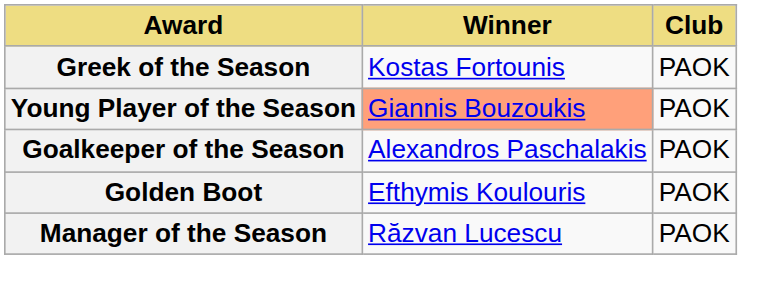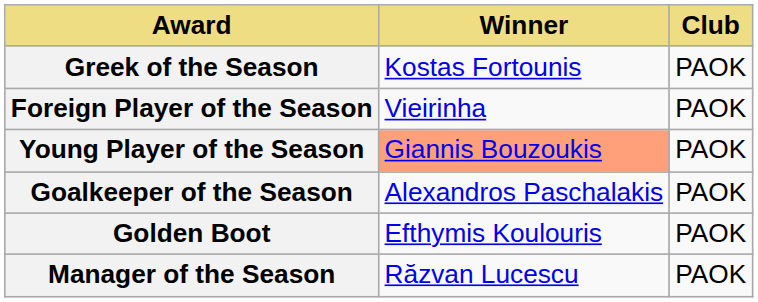+ row: (192, 108)
